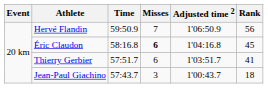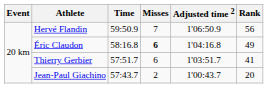(250, 45) 45 -> (250, 45) 49
(156, 75) 3 -> (156, 75) 2
(250, 75) 18 -> (250, 75) 20
